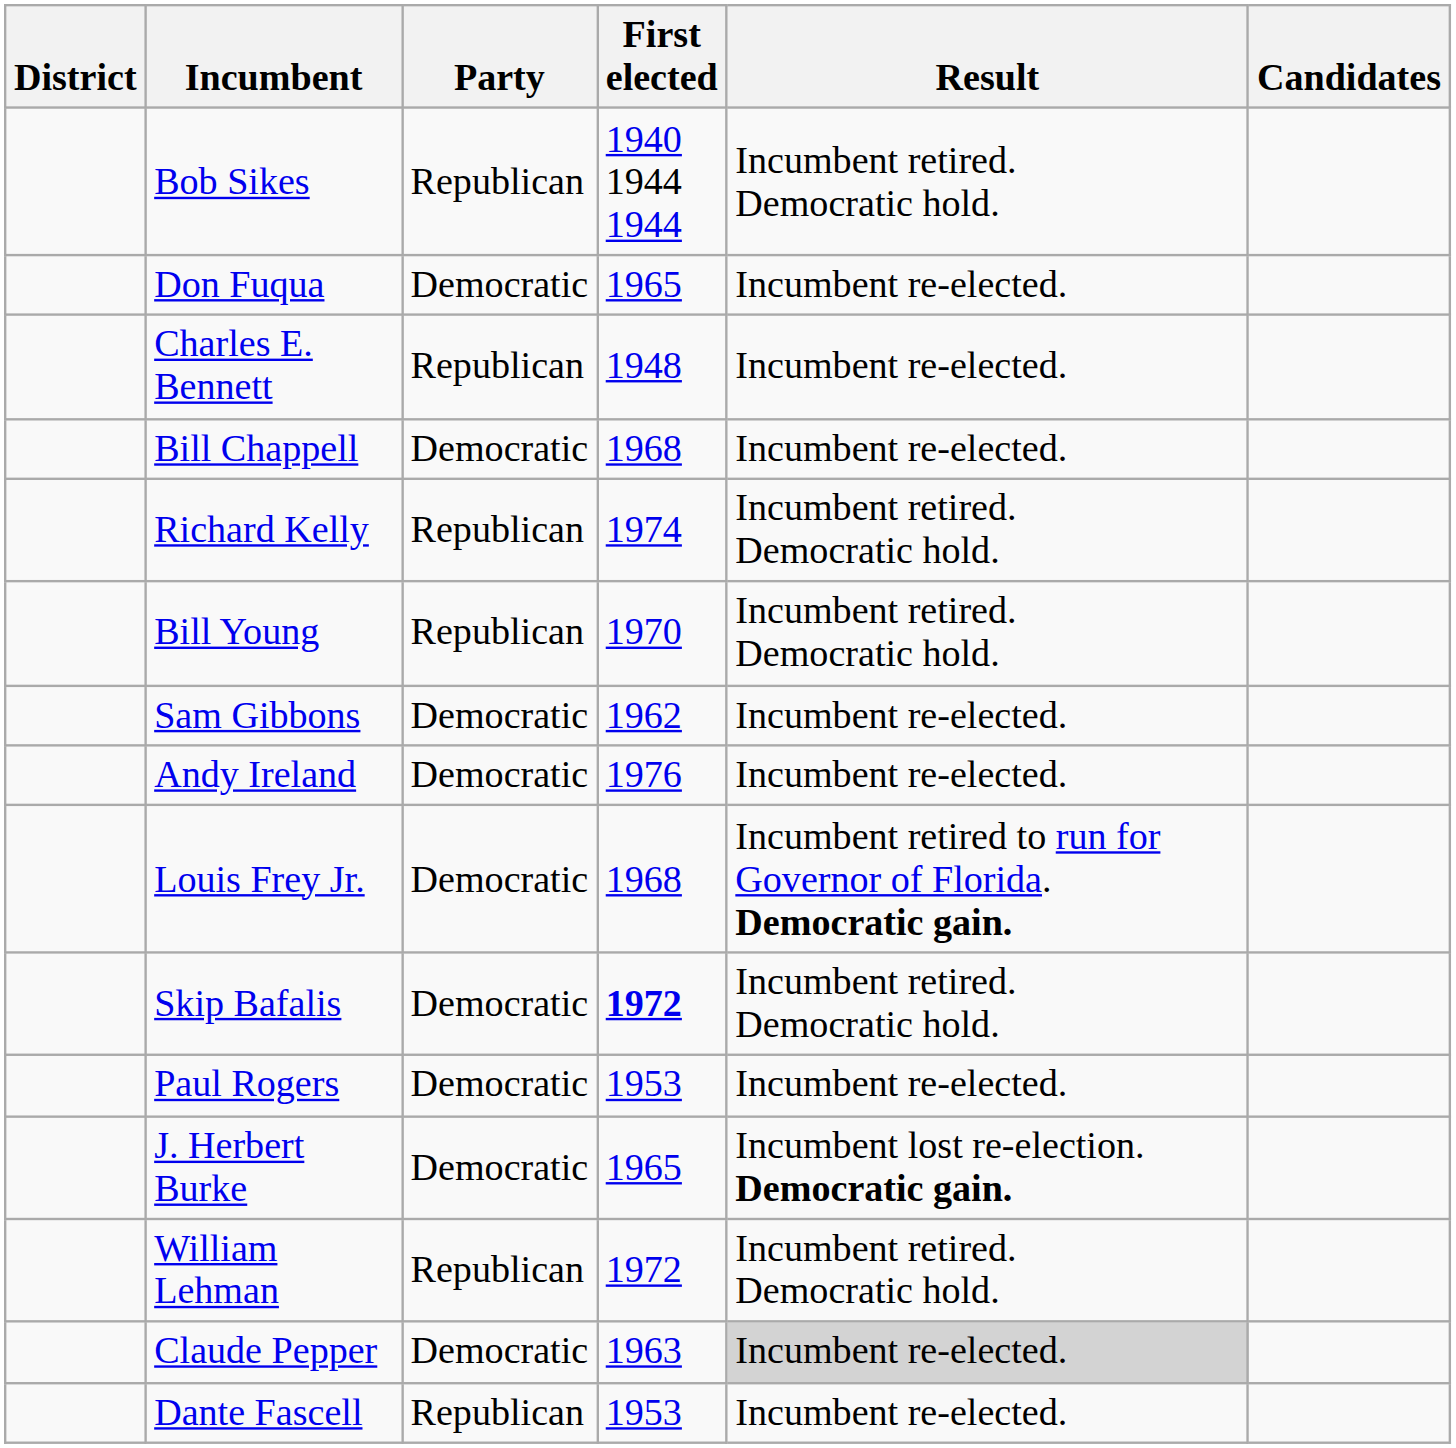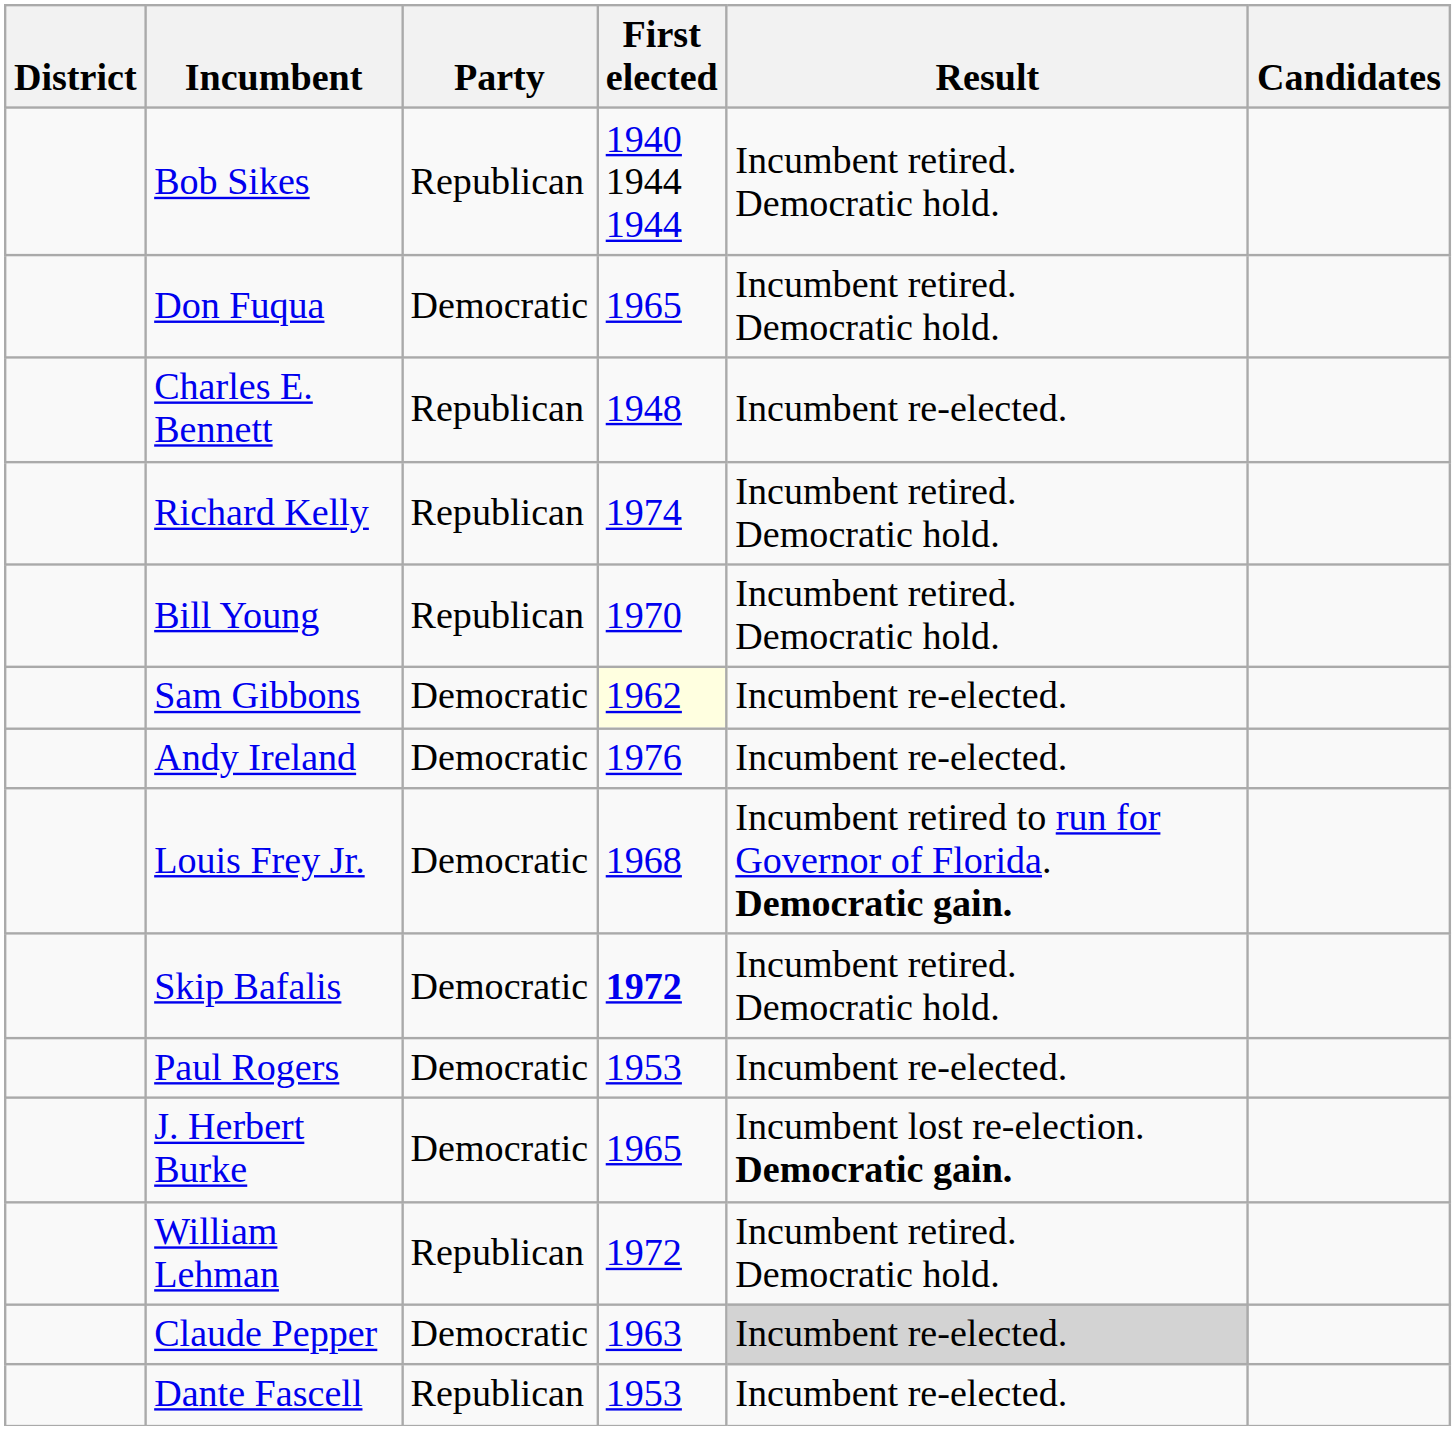(901, 284) Incumbent re-elected. -> (876, 305) Incumbent retired. Democratic hold.
- row: (256, 447)
(644, 714) no background -> (644, 696) lightyellow background
